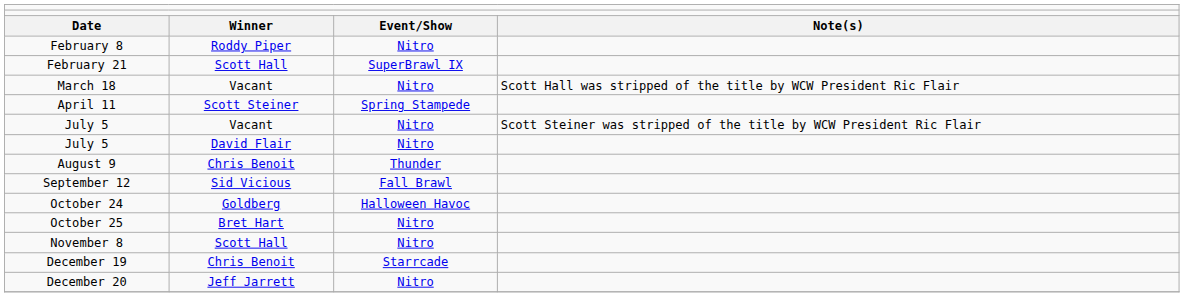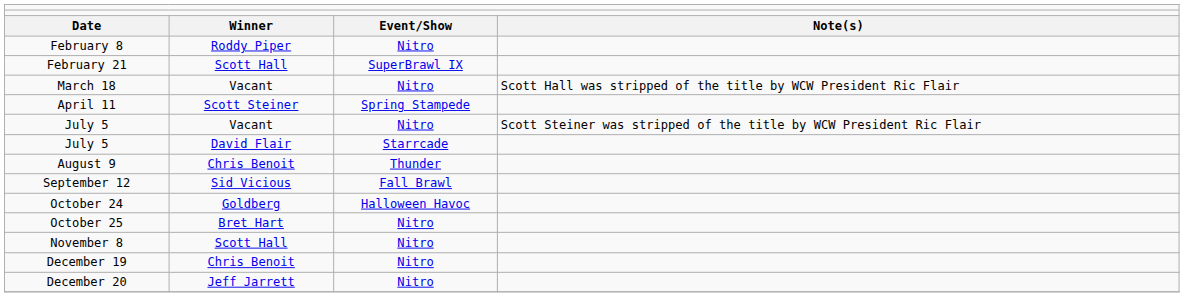(416, 144) Nitro -> (416, 144) Starrcade
(416, 262) Starrcade -> (416, 262) Nitro
